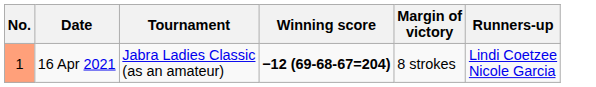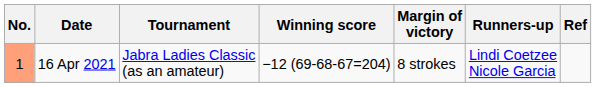+ column: (575, 24)
(326, 63) bold -> (326, 63) normal
